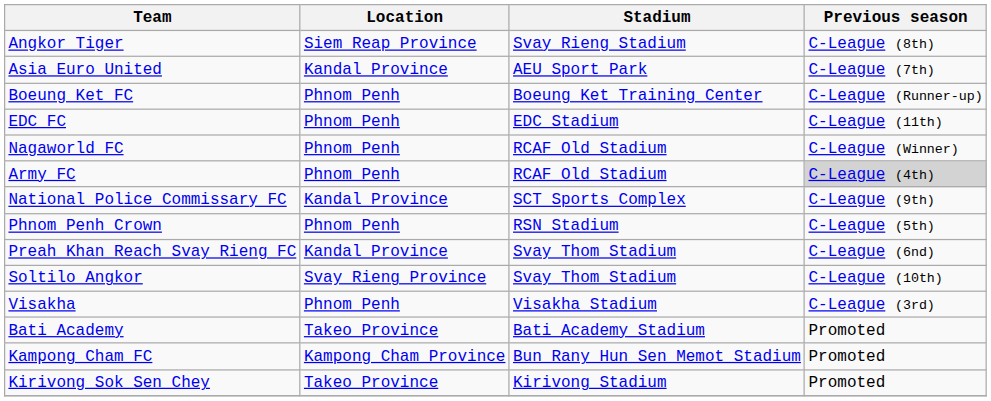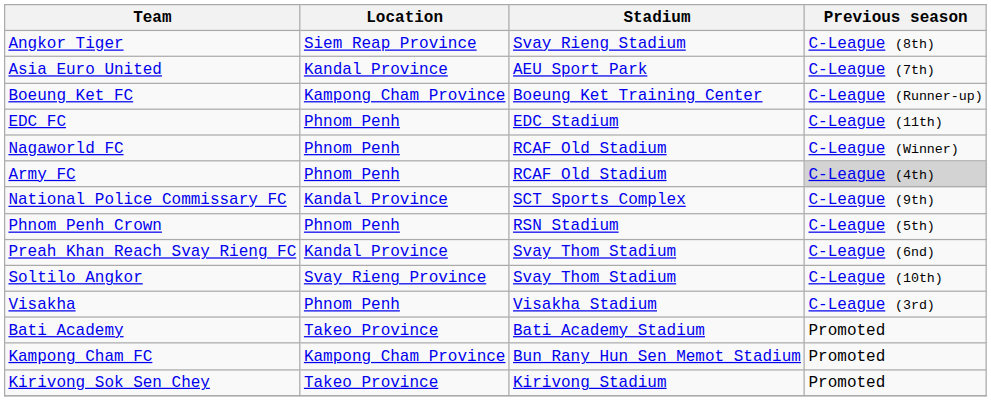(352, 96) Phnom Penh -> (405, 96) Kampong Cham Province
